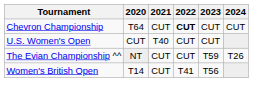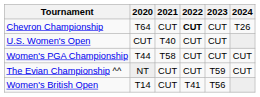(236, 27) CUT -> (242, 27) T26
+ row: (67, 56)
(236, 56) T26 -> (242, 71) CUT
